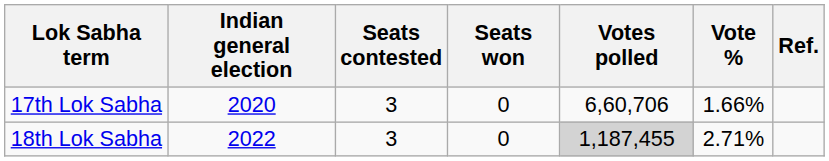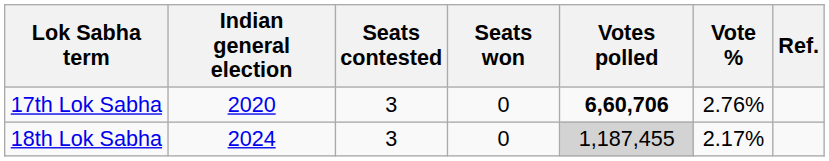(627, 104) normal -> (627, 104) bold
(733, 104) 1.66% -> (733, 104) 2.76%
(252, 138) 2022 -> (252, 138) 2024
(733, 138) 2.71% -> (733, 138) 2.17%
